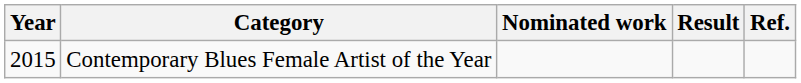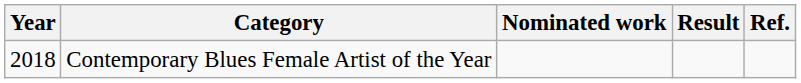(33, 58) 2015 -> (33, 58) 2018
